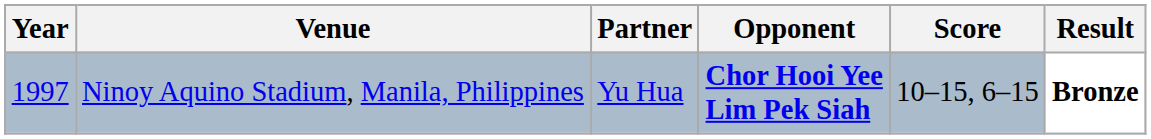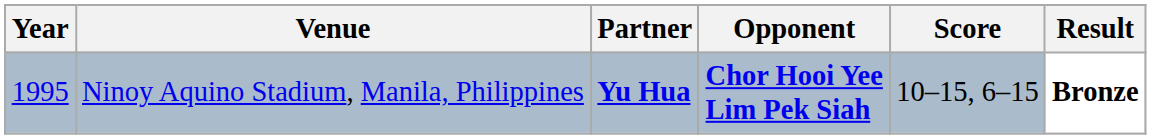(40, 92) 1997 -> (40, 92) 1995
(640, 92) normal -> (644, 92) bold
